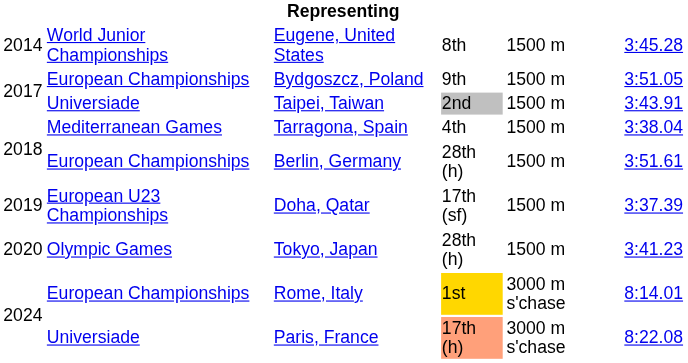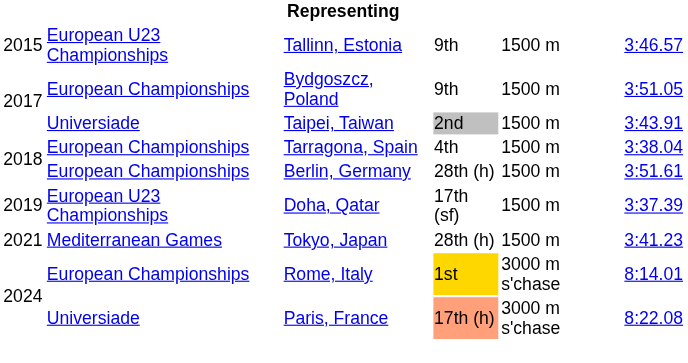- row: (334, 45)
+ row: (343, 45)
(134, 127) Mediterranean Games -> (148, 147) European Championships
(23, 249) 2020 -> (23, 239) 2021
(109, 249) Olympic Games -> (134, 239) Mediterranean Games
